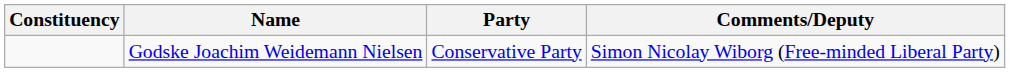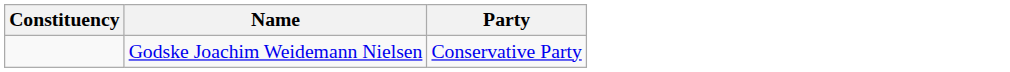- column: (795, 20)
